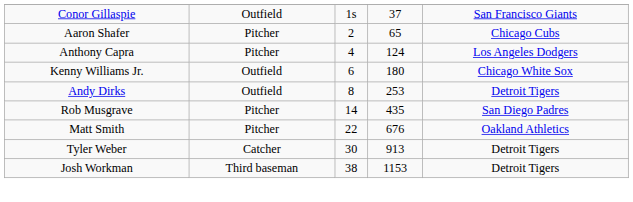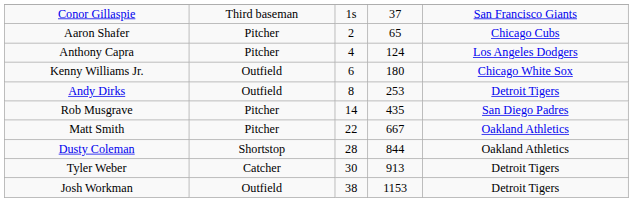(262, 14) Outfield -> (262, 14) Third baseman
(395, 129) 676 -> (395, 129) 667
+ row: (97, 149)
(262, 168) Third baseman -> (262, 187) Outfield
